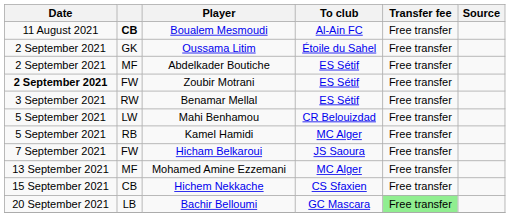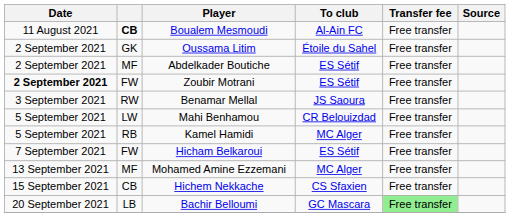(339, 100) ES Sétif -> (339, 100) JS Saoura
(339, 152) JS Saoura -> (339, 152) ES Sétif
